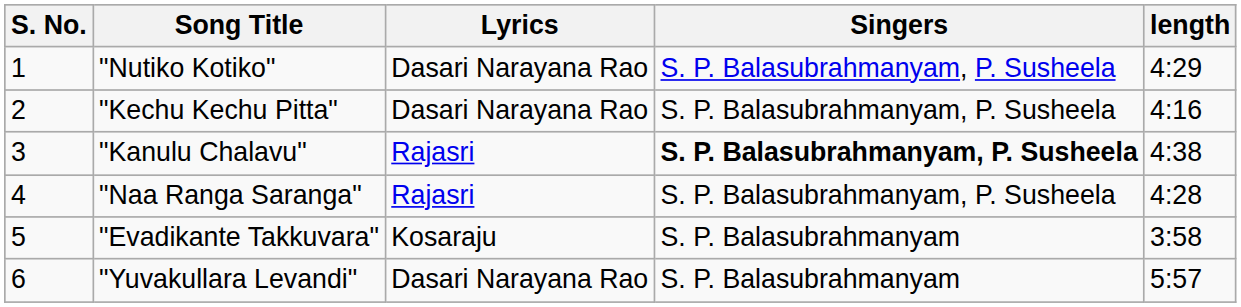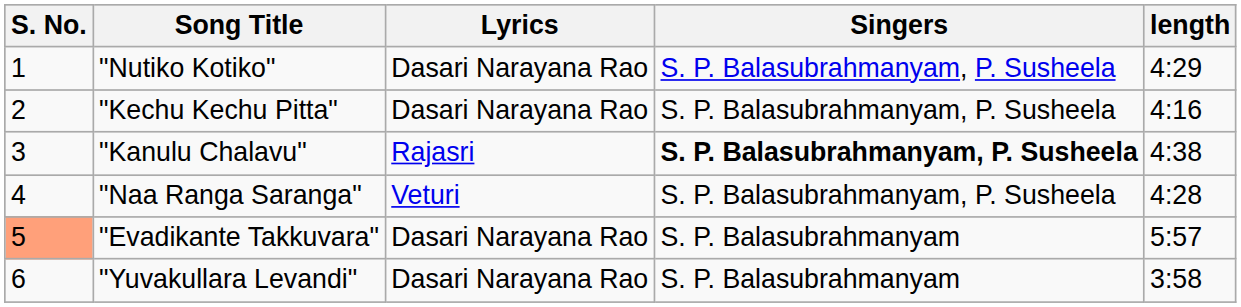(433, 195) Rajasri -> (425, 195) Veturi
(18, 237) no background -> (18, 237) lightsalmon background
(444, 237) Kosaraju -> (520, 237) Dasari Narayana Rao
(1176, 237) 3:58 -> (1176, 237) 5:57
(1176, 279) 5:57 -> (1176, 279) 3:58
